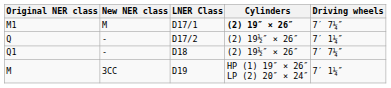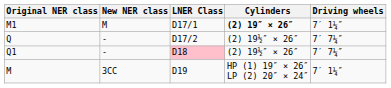(328, 25) 7′ 7¼″ -> (328, 25) 7′ 1¼″
(328, 39) 7′ 1¼″ -> (328, 39) 7′ 7¼″
(180, 53) no background -> (180, 53) pink background
